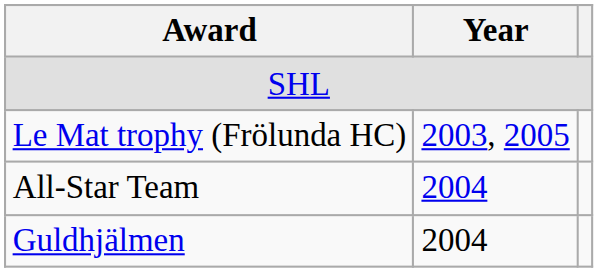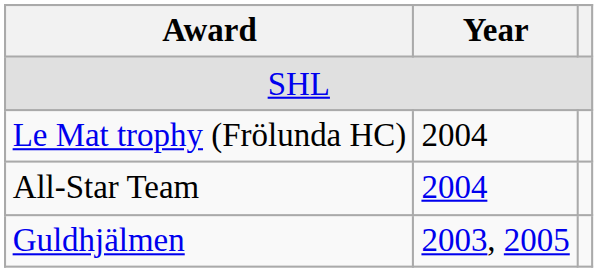(496, 135) 2003, 2005 -> (454, 135) 2004
(454, 239) 2004 -> (496, 239) 2003, 2005
